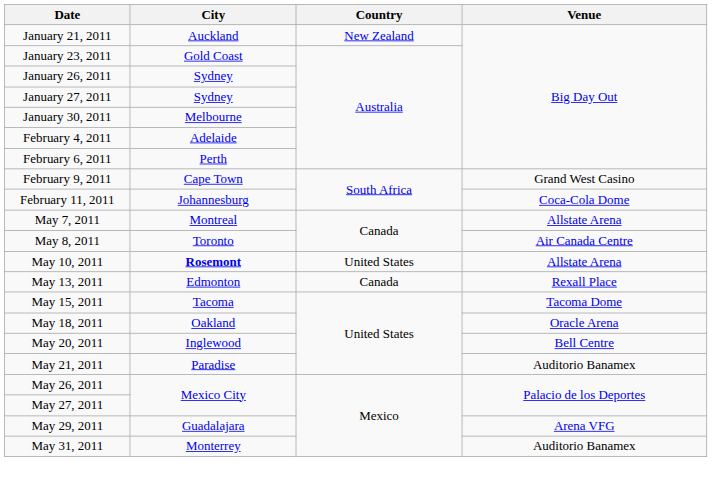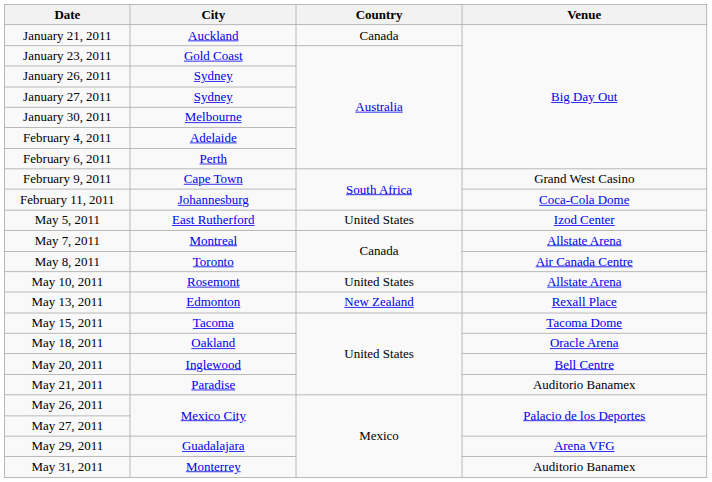(379, 35) New Zealand -> (379, 35) Canada
+ row: (67, 220)
(213, 261) bold -> (213, 281) normal
(379, 281) Canada -> (379, 302) New Zealand
